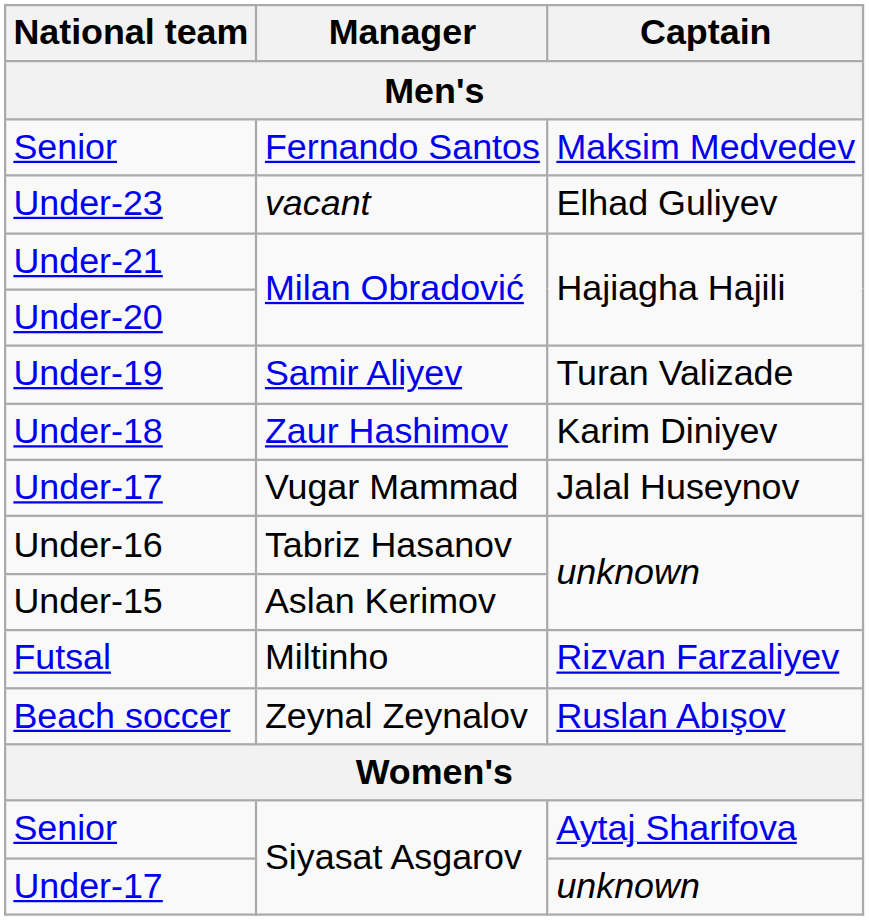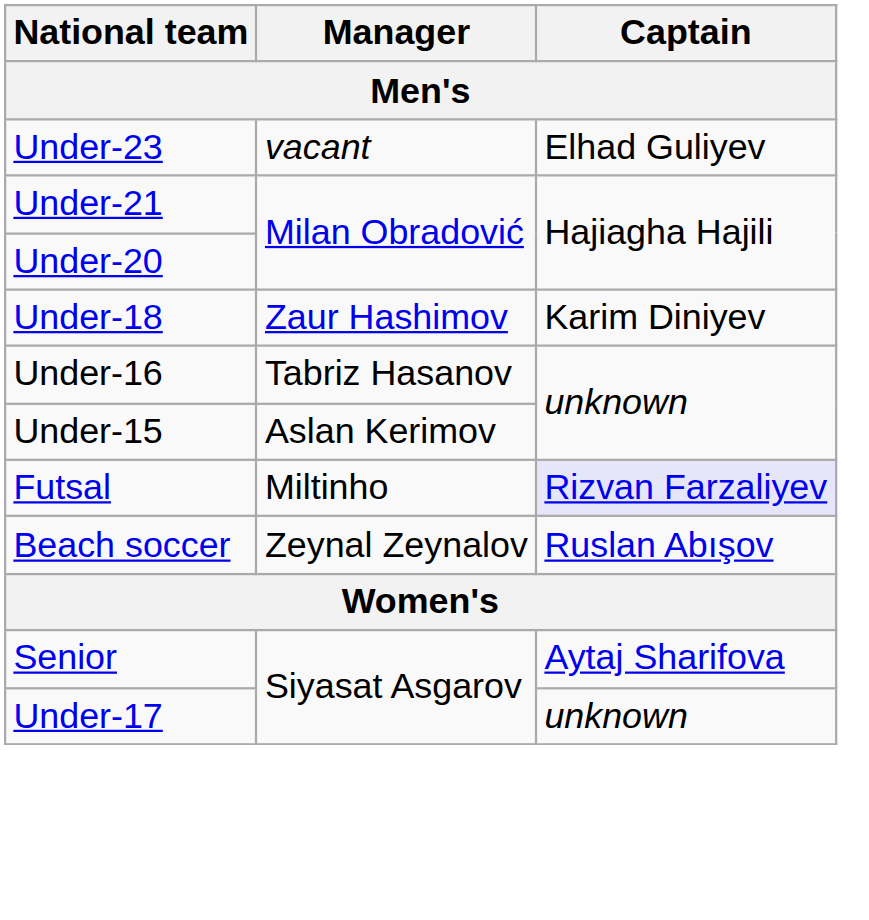- row: (65, 146)
- row: (88, 373)
- row: (88, 487)
(698, 658) no background -> (686, 487) lavender background
